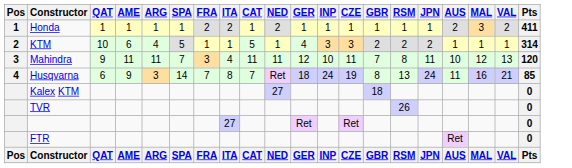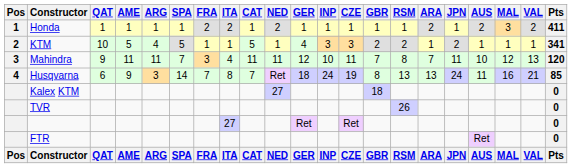+ column: (431, 12)
(129, 44) 6 -> (129, 44) 5
(530, 44) 314 -> (556, 44) 341
